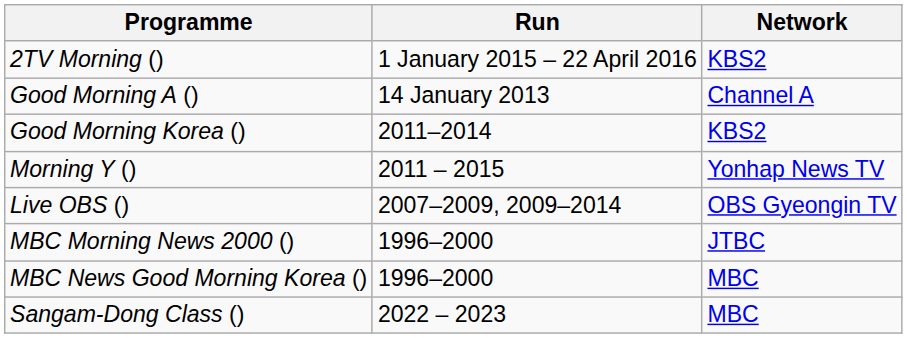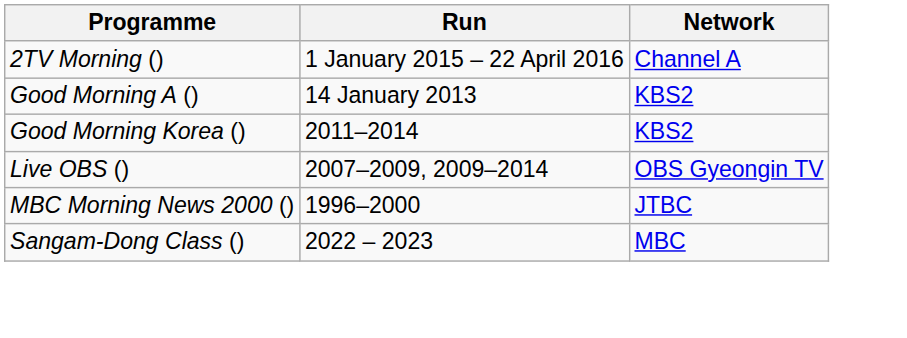(737, 59) KBS2 -> (688, 59) Channel A
(761, 95) Channel A -> (664, 95) KBS2
- row: (73, 168)
- row: (189, 278)
